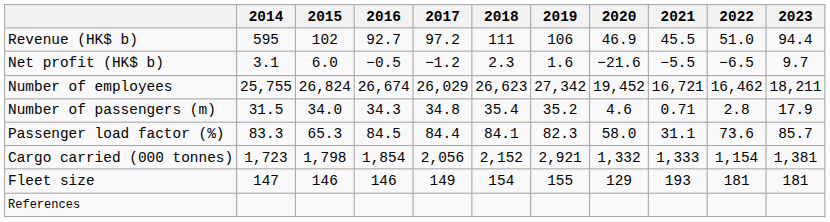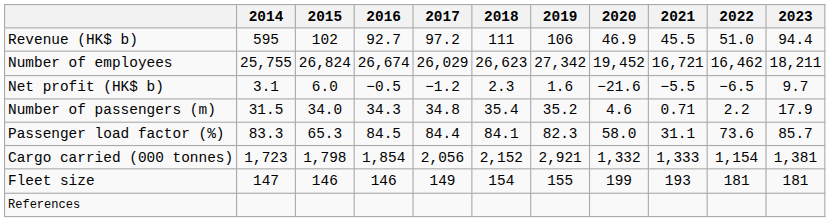rows swapped: (86, 63) <-> (90, 87)
(737, 110) 2.8 -> (737, 110) 2.2
(619, 181) 129 -> (619, 181) 199
